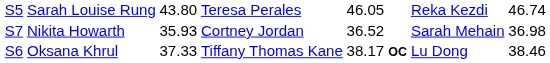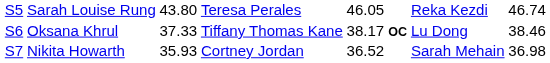rows swapped: (73, 51) <-> (76, 30)
